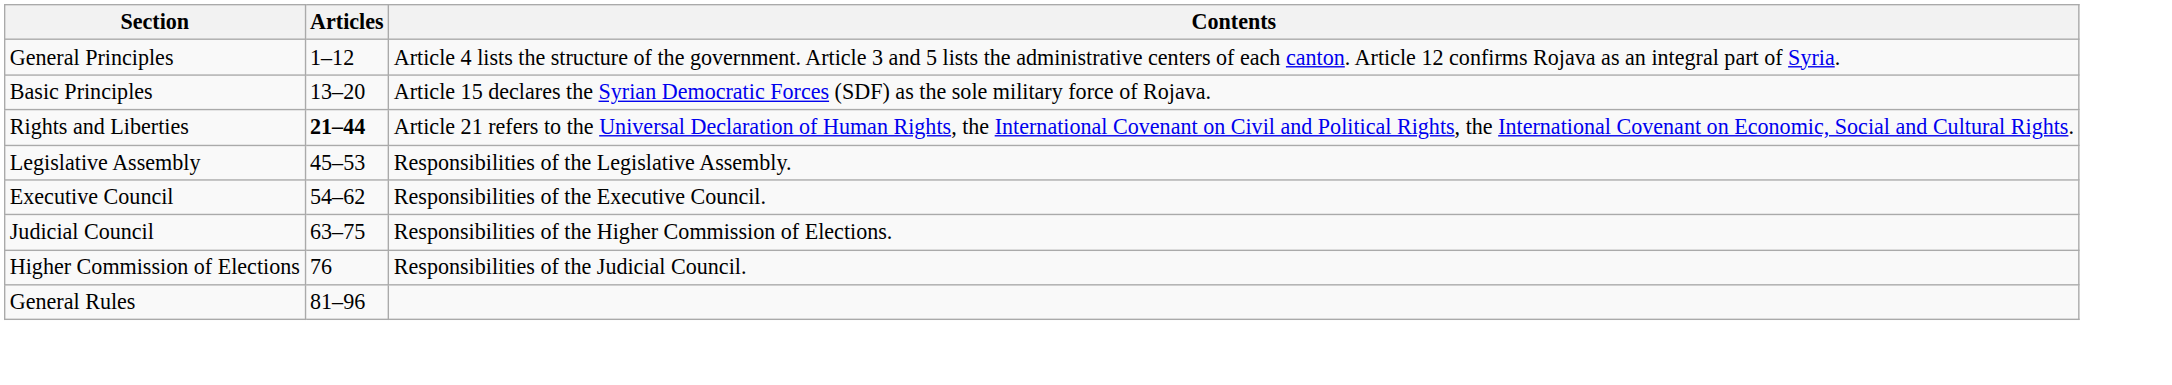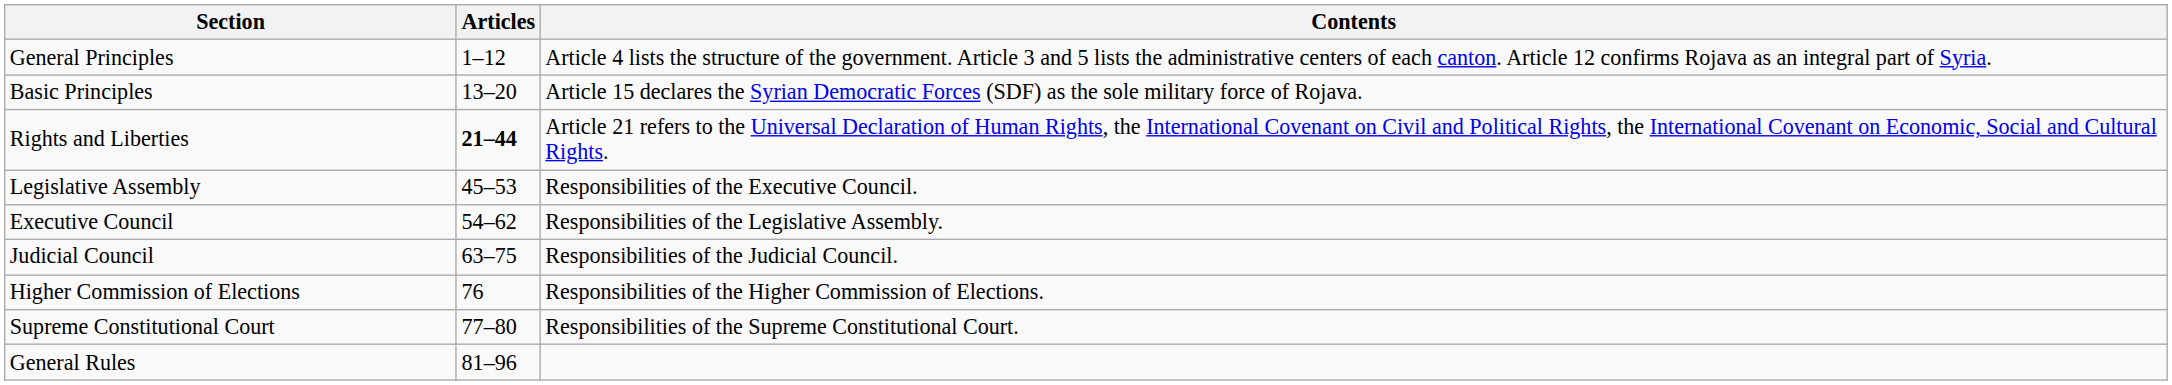(593, 162) Responsibilities of the Legislative Assembly. -> (731, 186) Responsibilities of the Executive Council.
(580, 197) Responsibilities of the Executive Council. -> (744, 221) Responsibilities of the Legislative Assembly.
(643, 232) Responsibilities of the Higher Commission of Elections. -> (722, 256) Responsibilities of the Judicial Council.
(570, 267) Responsibilities of the Judicial Council. -> (795, 291) Responsibilities of the Higher Commission of Elections.
+ row: (142, 326)
